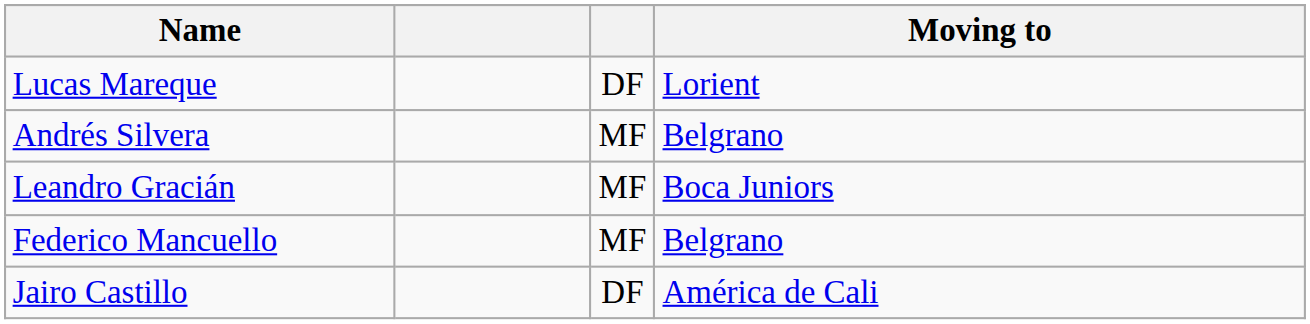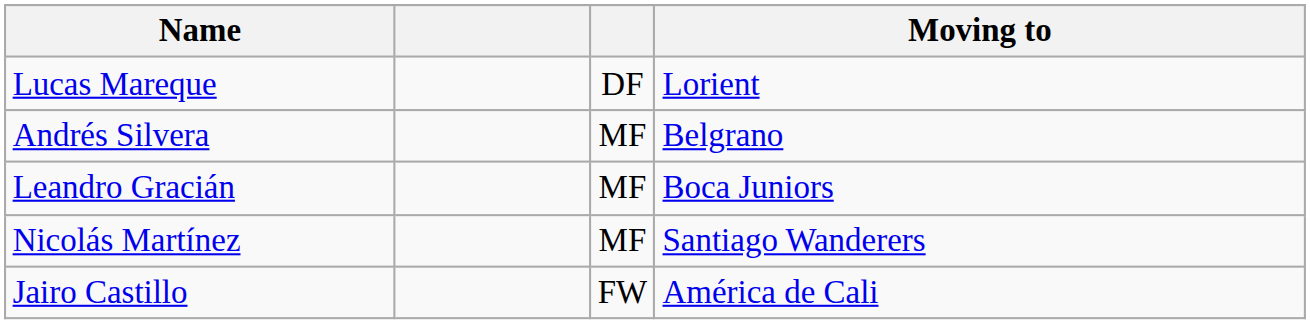- row: (145, 239)
+ row: (127, 239)
(622, 291) DF -> (622, 291) FW
